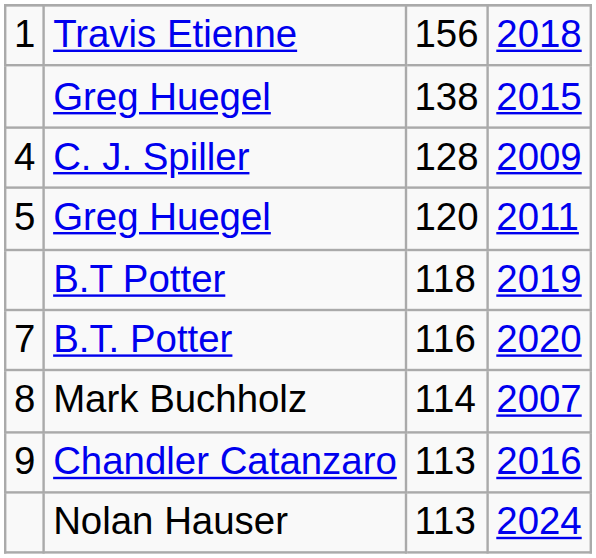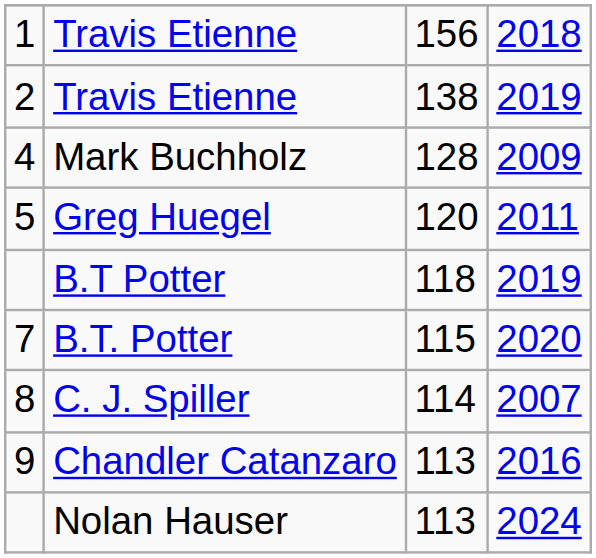+ row: (25, 95)
- row: (25, 97)
(151, 156) C. J. Spiller -> (180, 156) Mark Buchholz
(445, 339) 116 -> (445, 339) 115
(180, 400) Mark Buchholz -> (151, 400) C. J. Spiller
